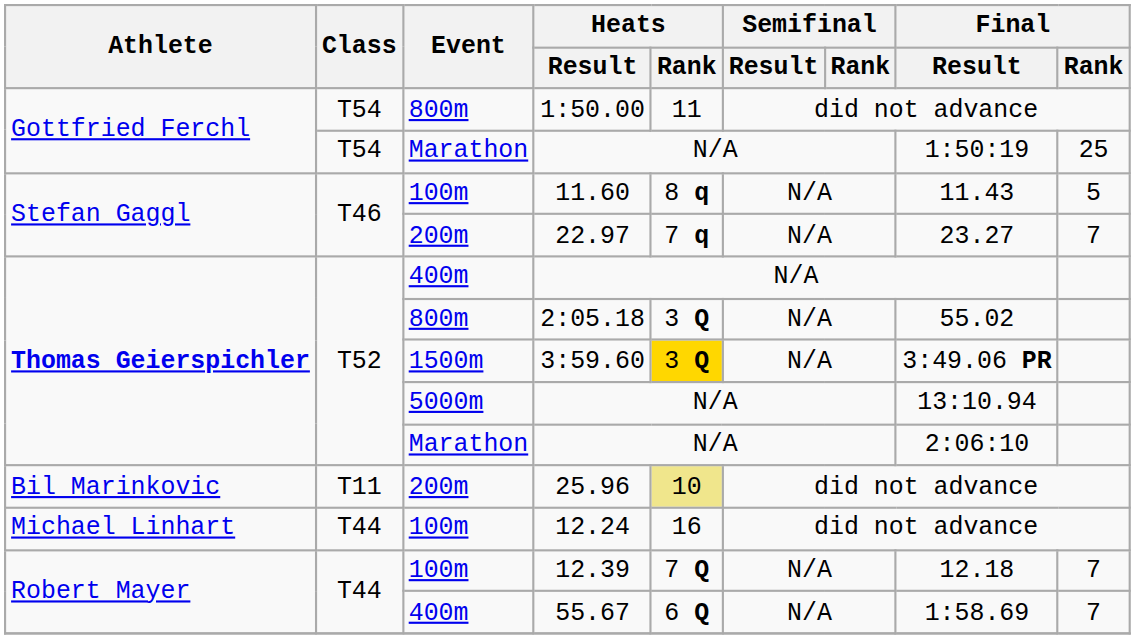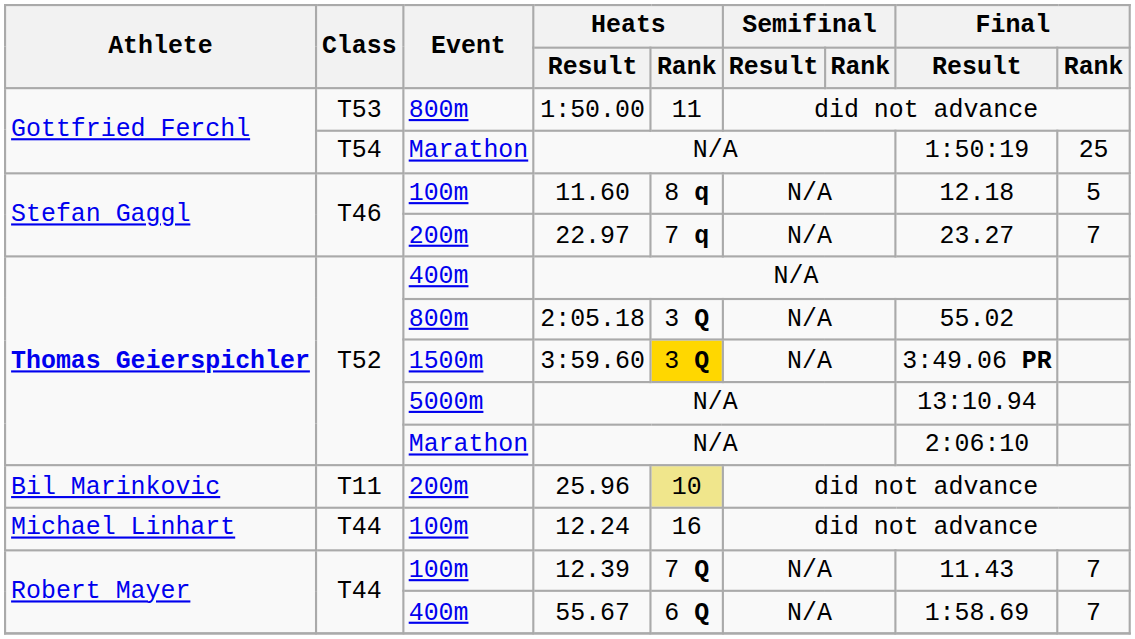(359, 109) T54 -> (359, 109) T53
(977, 193) 11.43 -> (977, 193) 12.18
(977, 570) 12.18 -> (977, 570) 11.43
